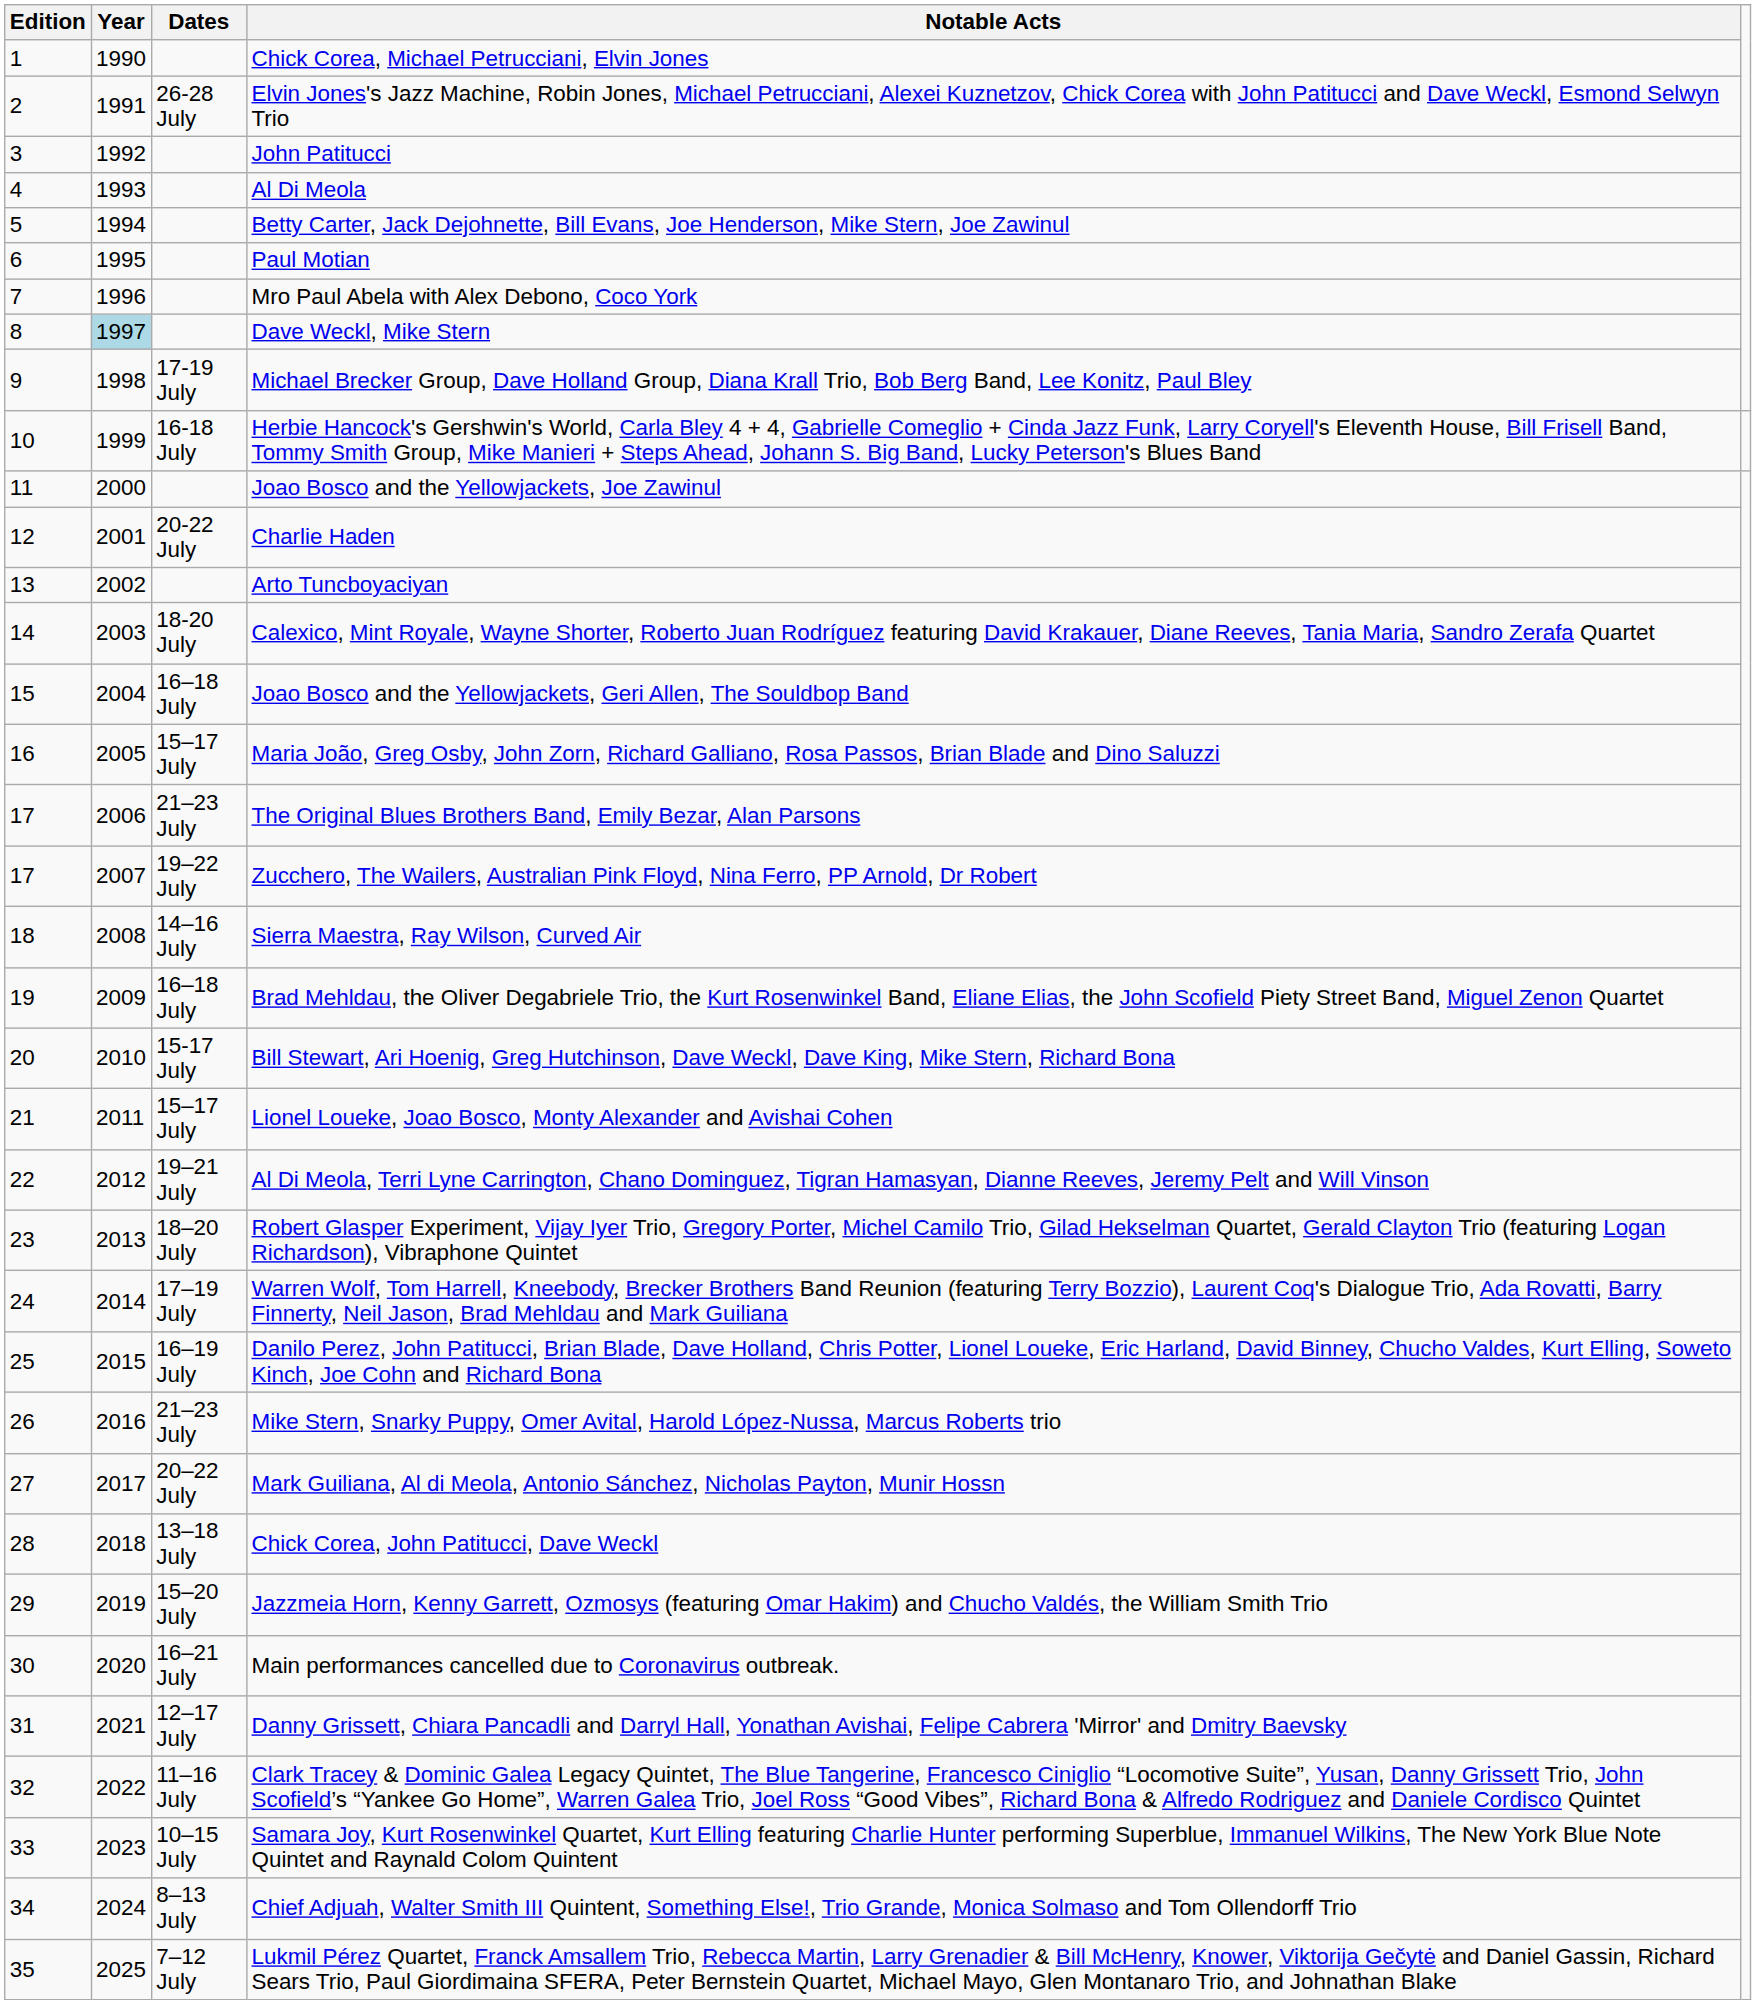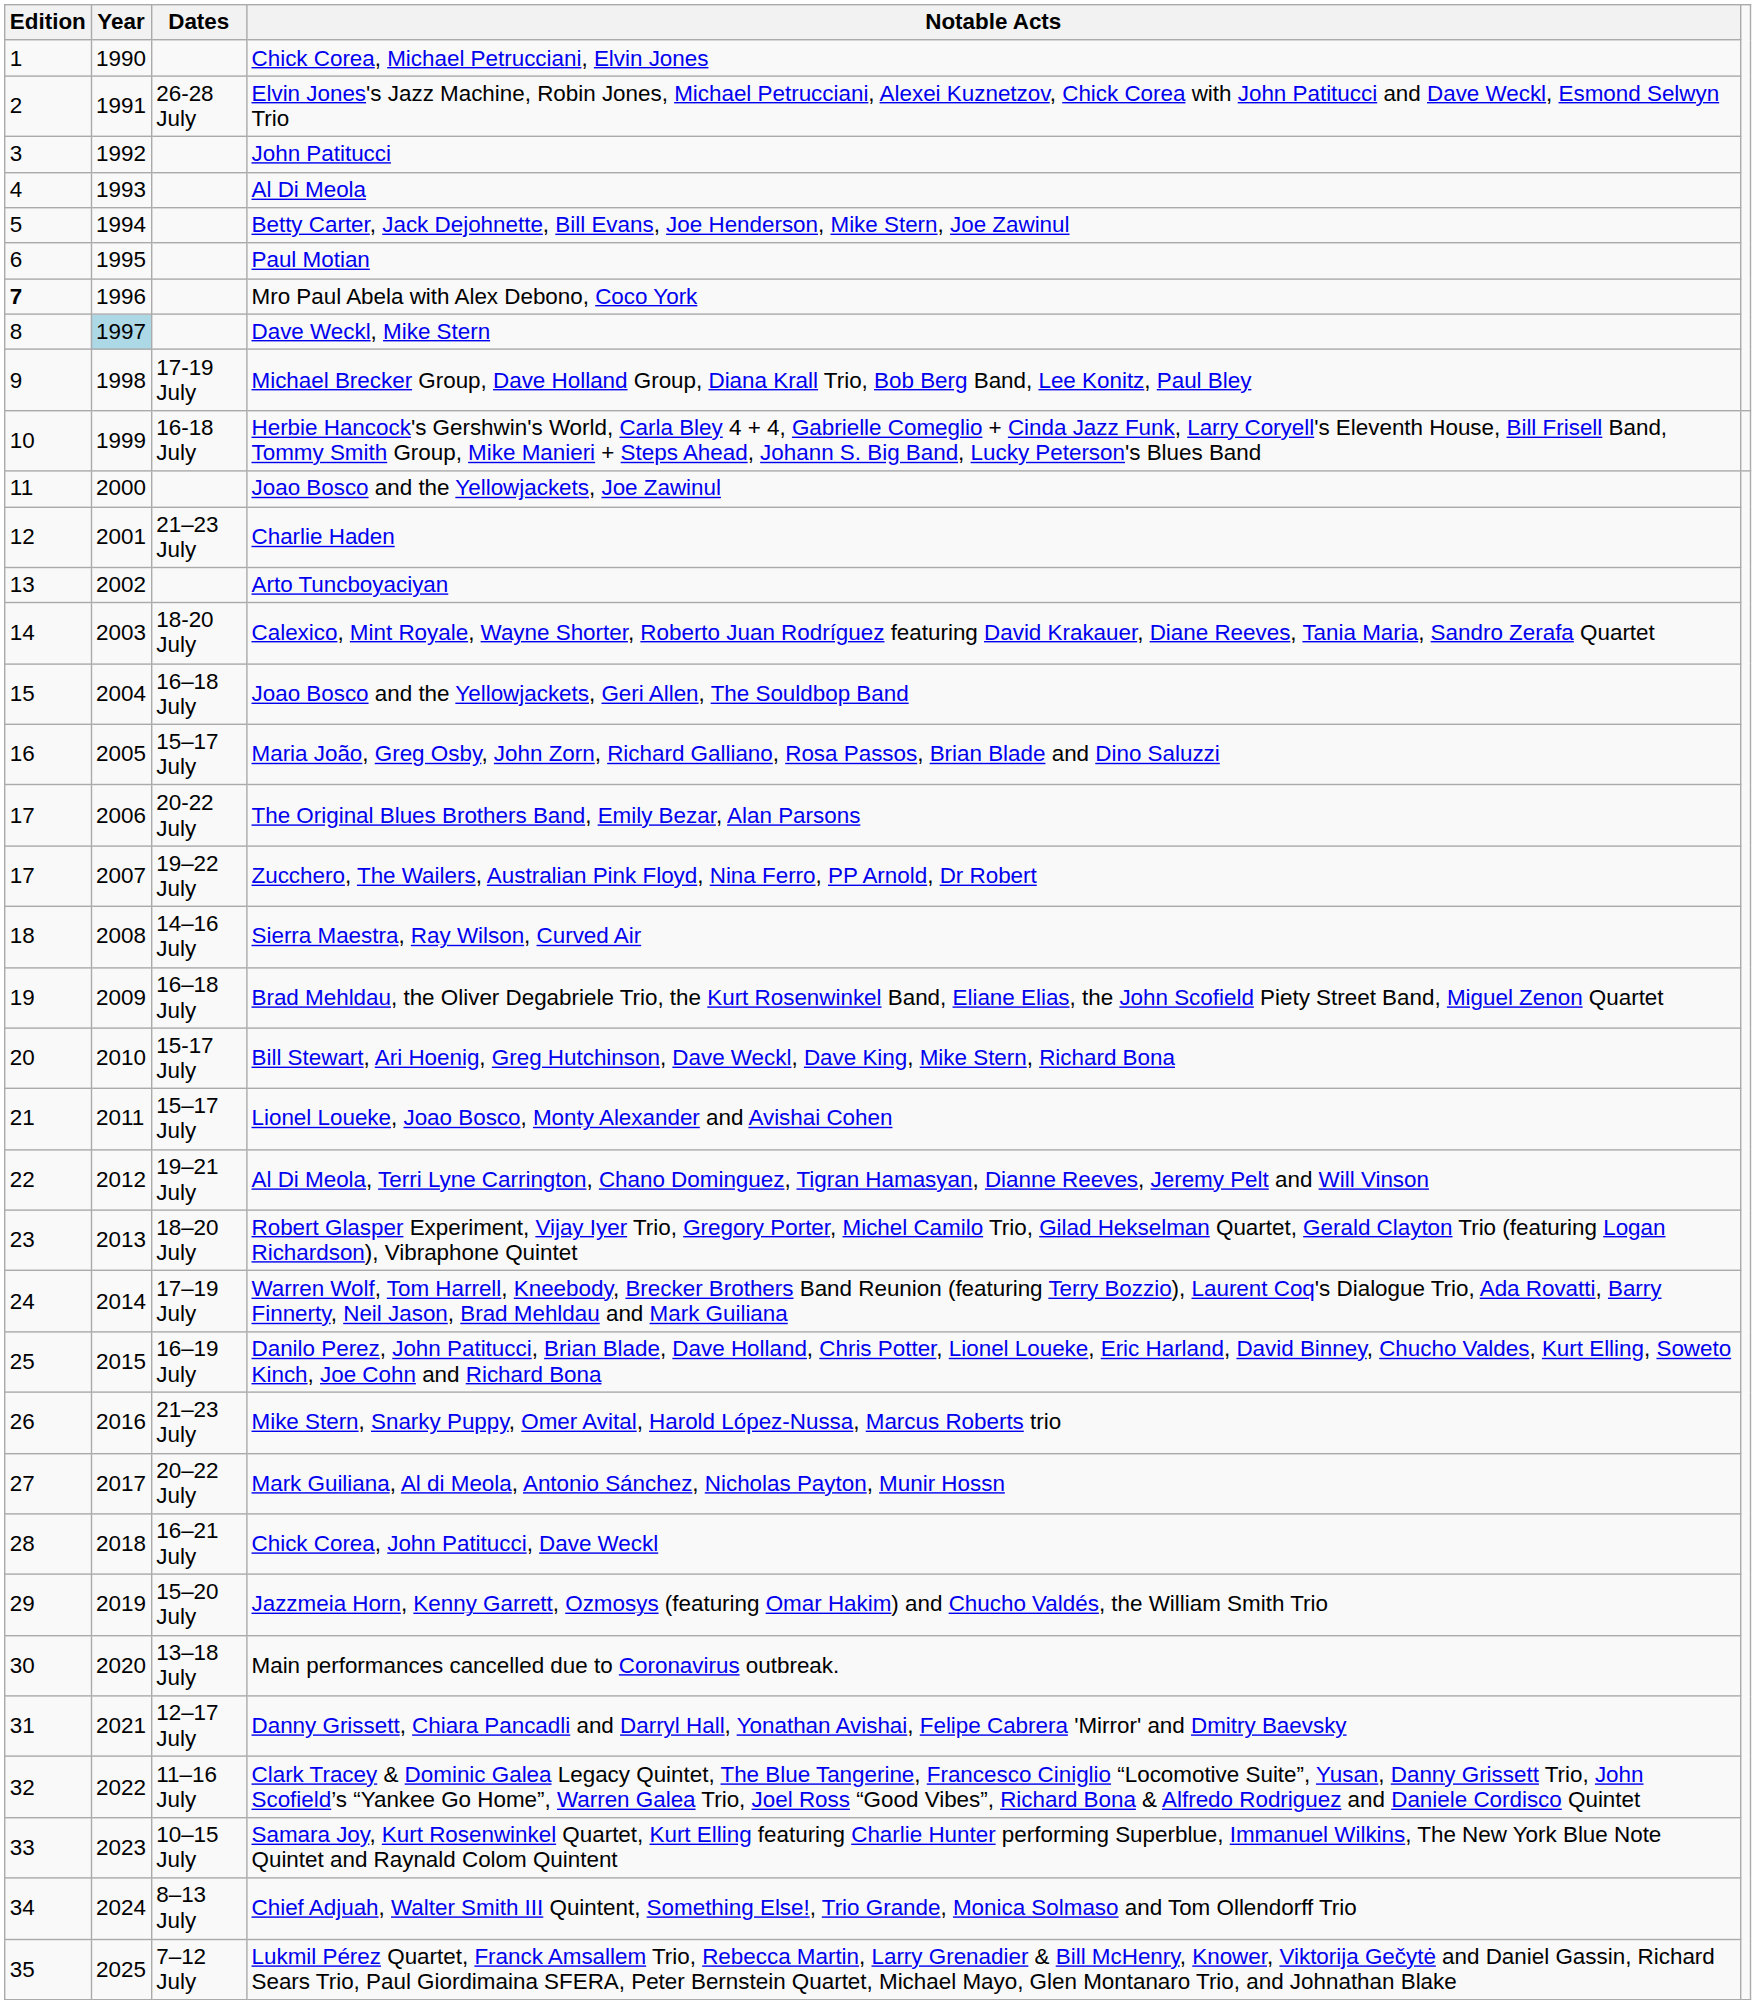(16, 296) normal -> (16, 296) bold
(185, 536) 20-22 July -> (187, 536) 21–23 July
(187, 815) 21–23 July -> (185, 815) 20-22 July
(187, 1543) 13–18 July -> (187, 1543) 16–21 July
(187, 1665) 16–21 July -> (187, 1665) 13–18 July
